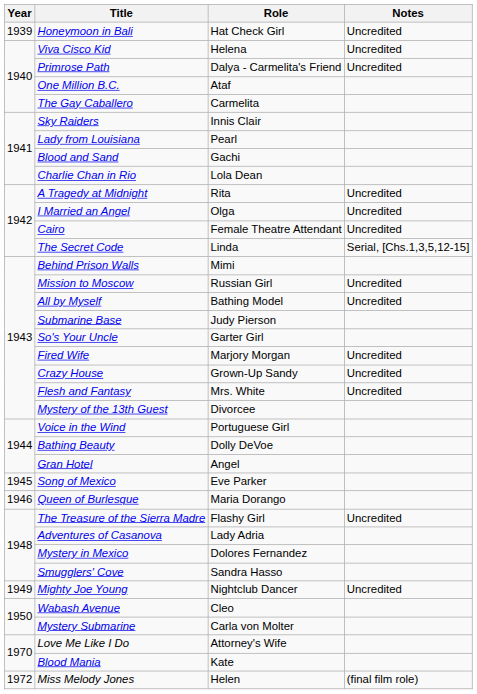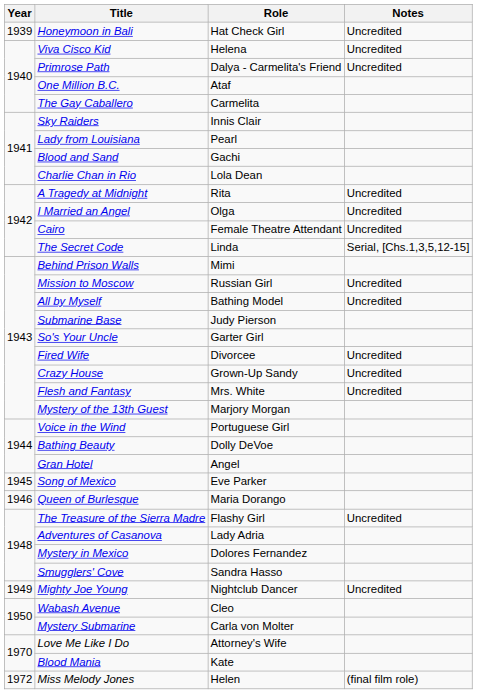(250, 355) Marjory Morgan -> (233, 355) Divorcee
(233, 409) Divorcee -> (250, 409) Marjory Morgan
